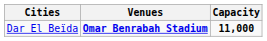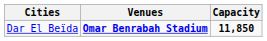(236, 29) 11,000 -> (236, 29) 11,850
